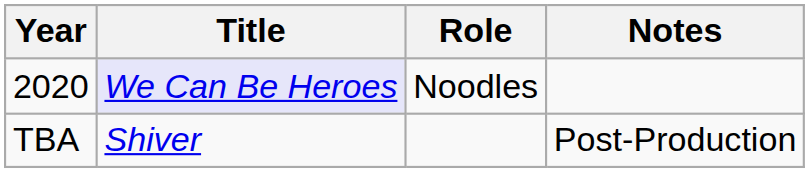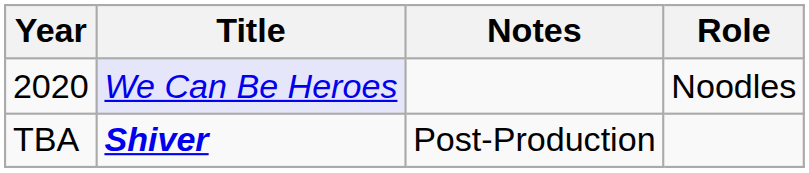columns swapped: (476, 31) <-> (675, 31)
(153, 139) normal -> (157, 139) bold
